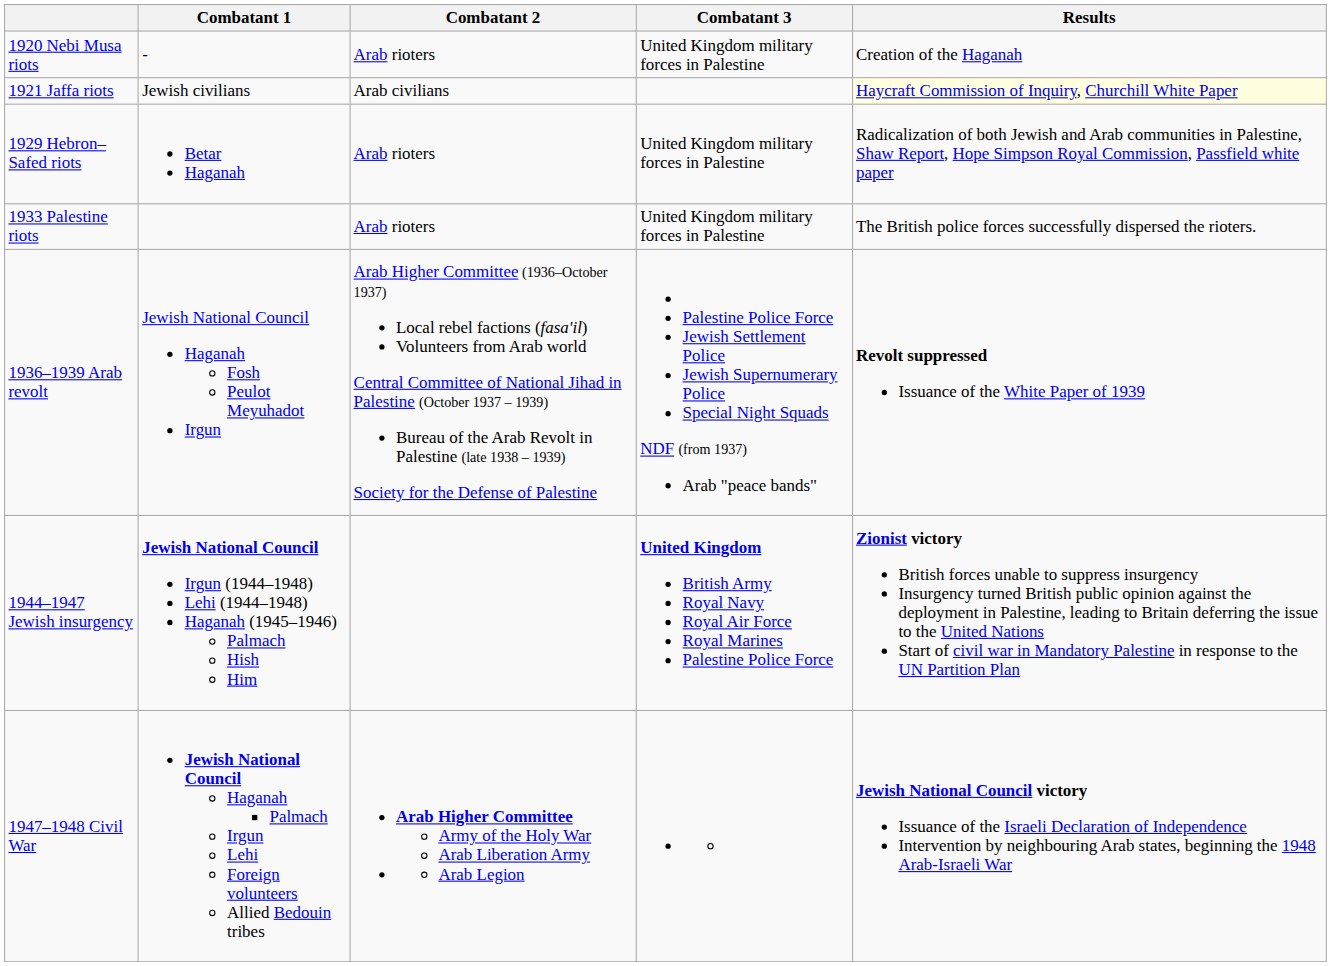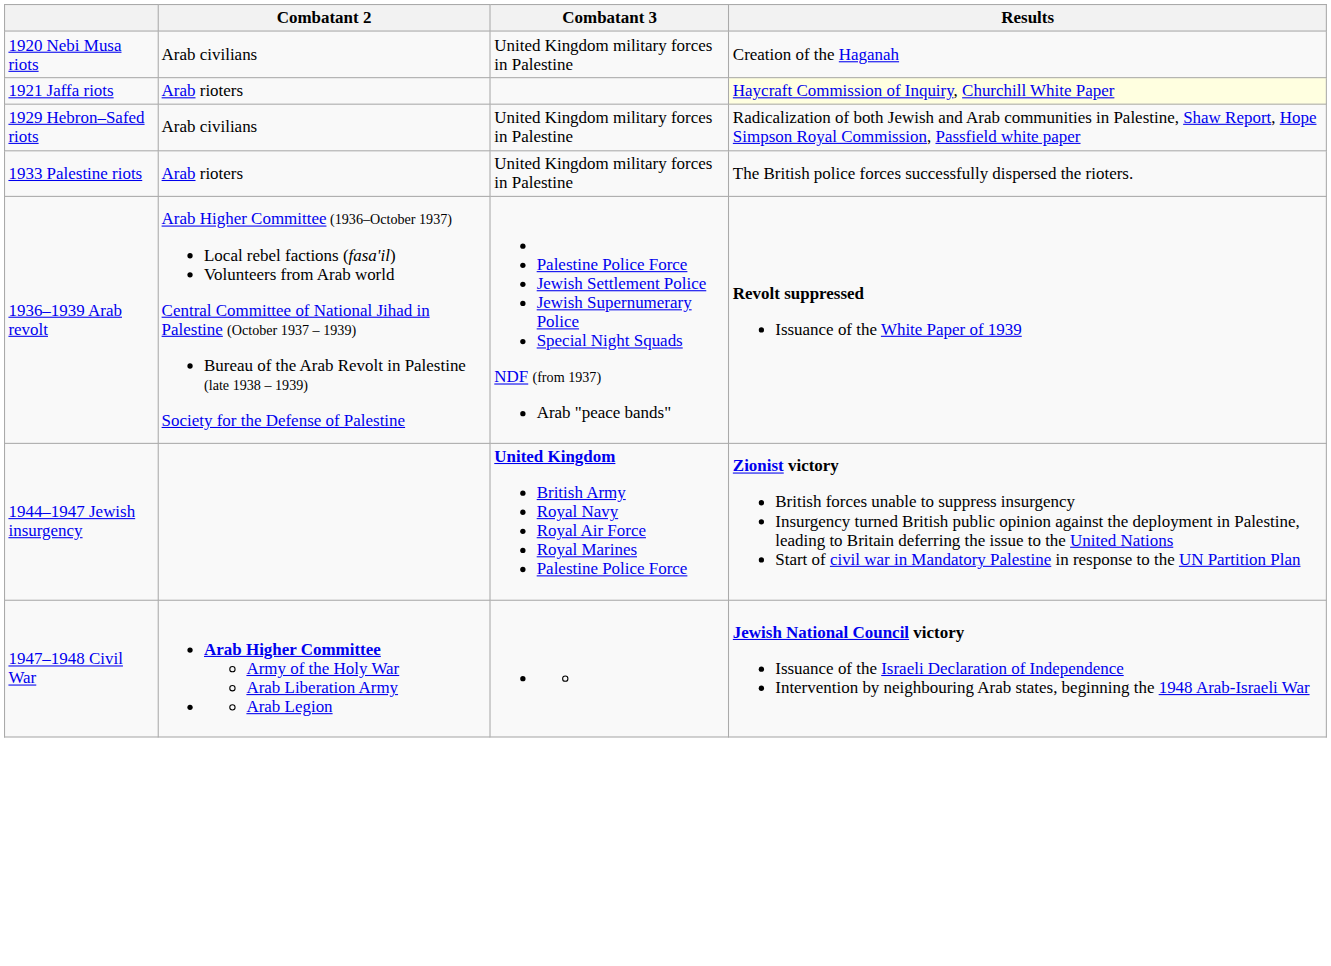- column: (244, 17)
(394, 54) Arab rioters -> (209, 54) Arab civilians
(401, 90) Arab civilians -> (202, 90) Arab rioters
(394, 153) Arab rioters -> (209, 127) Arab civilians
